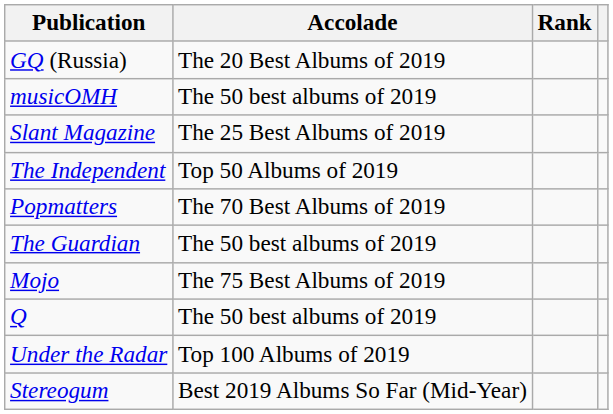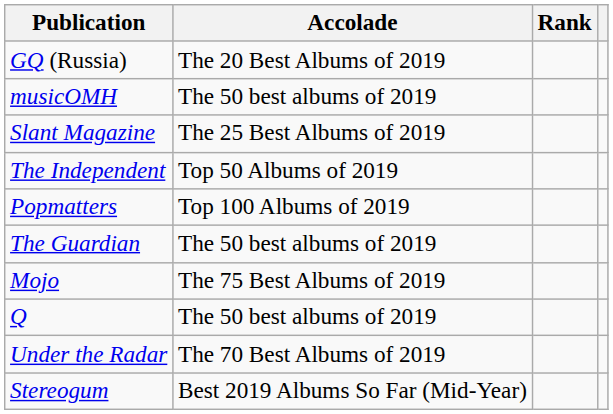(312, 206) The 70 Best Albums of 2019 -> (294, 206) Top 100 Albums of 2019
(294, 354) Top 100 Albums of 2019 -> (312, 354) The 70 Best Albums of 2019
